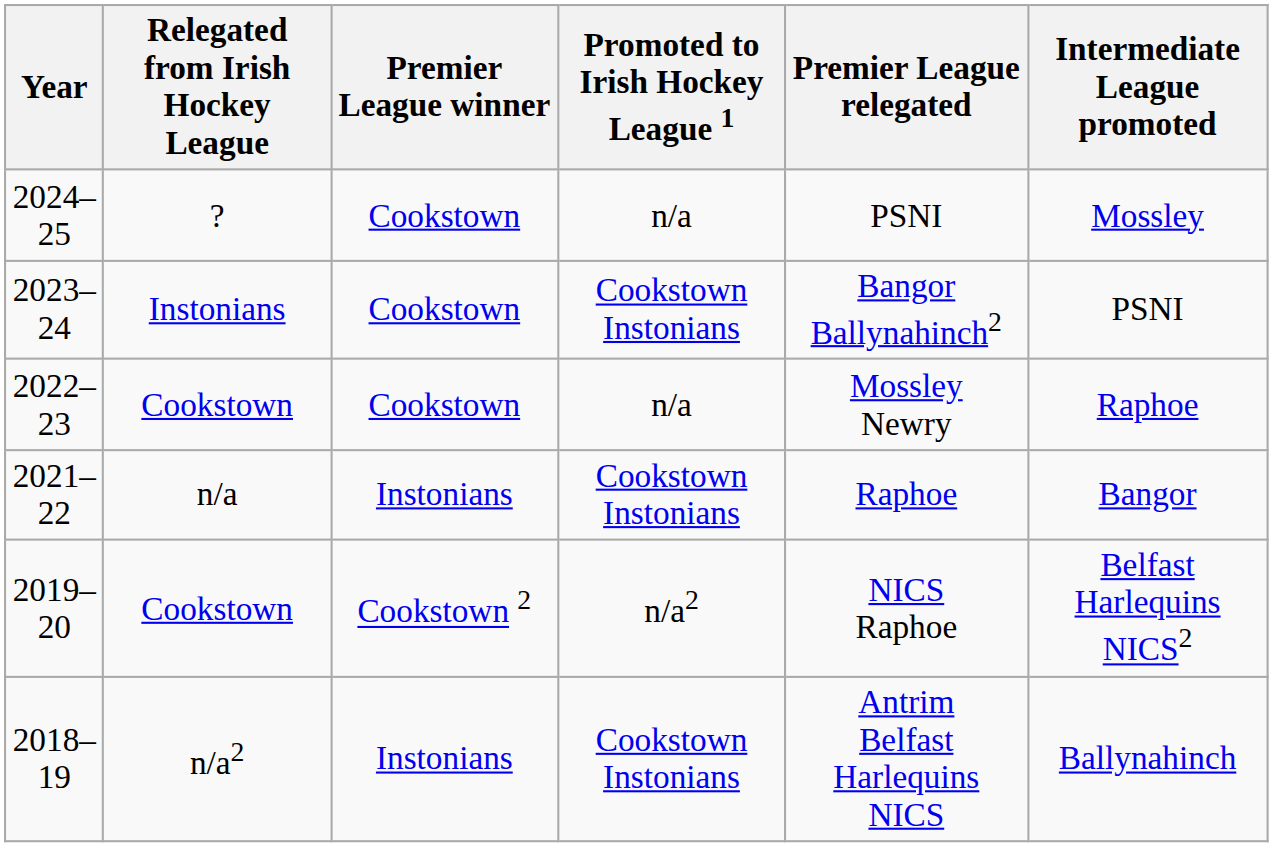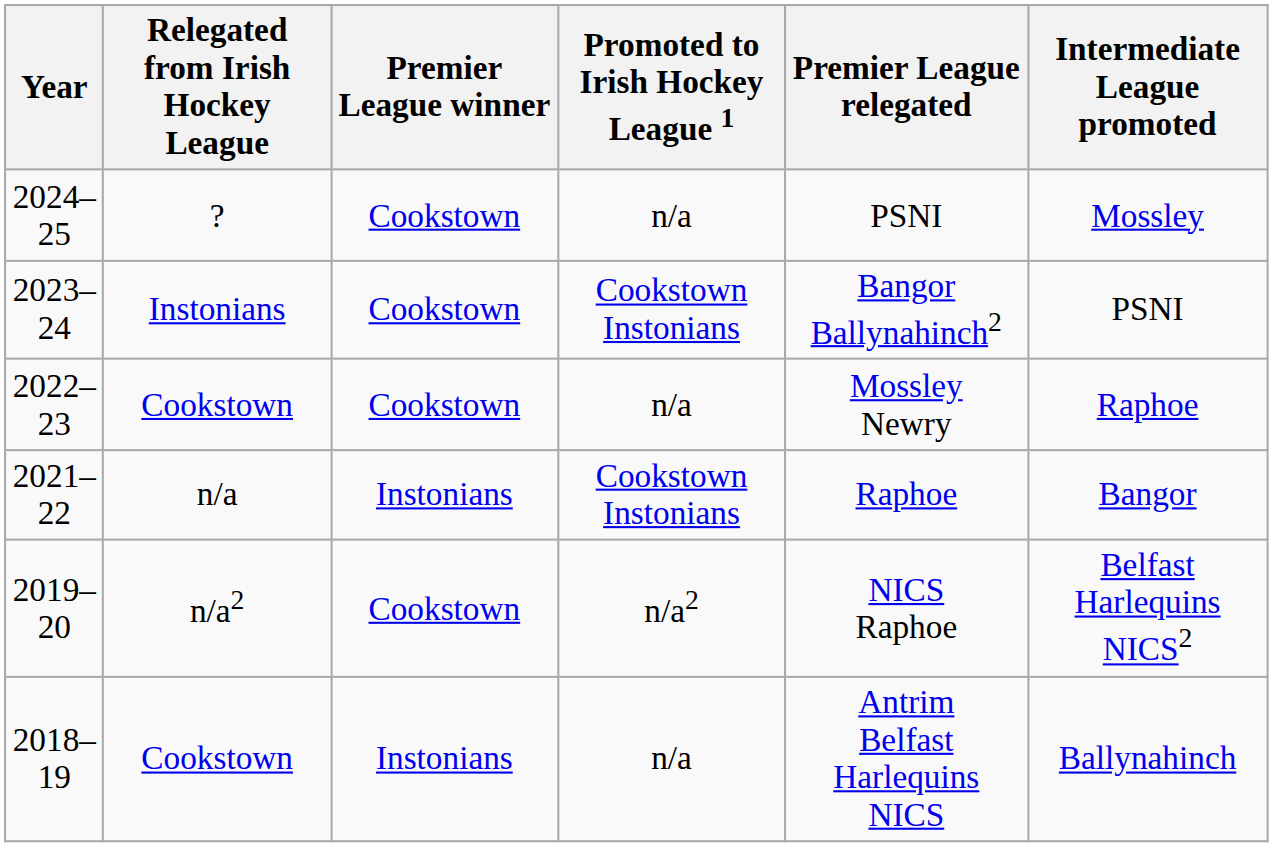(217, 607) Cookstown -> (217, 607) n/a2
(444, 607) Cookstown 2 -> (444, 607) Cookstown
(217, 758) n/a2 -> (217, 758) Cookstown
(672, 758) Cookstown Instonians -> (672, 758) n/a
